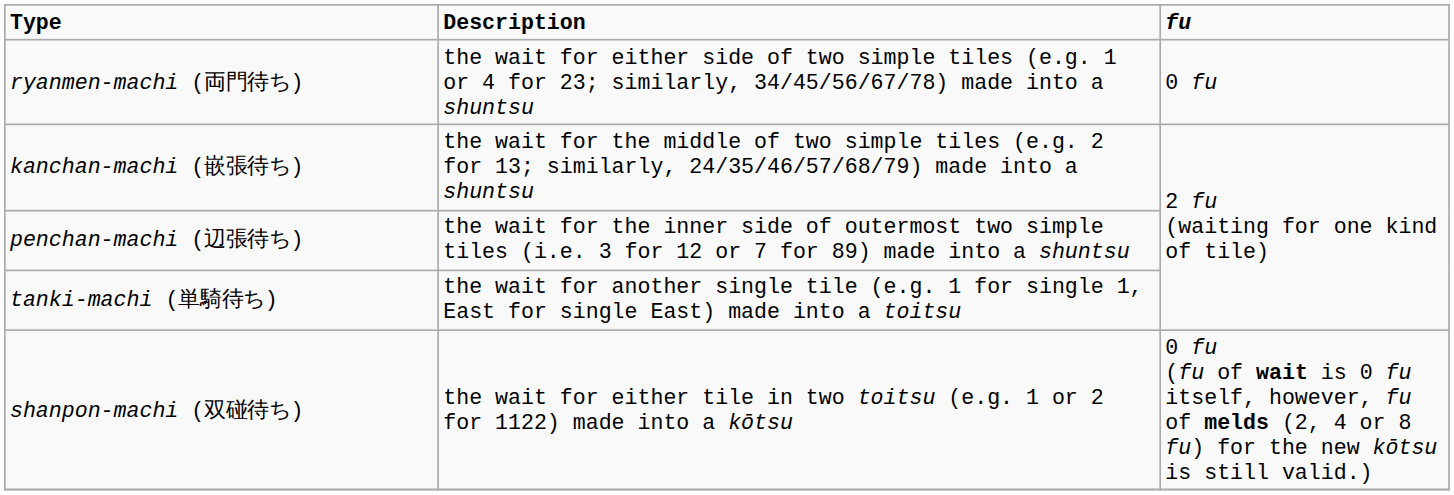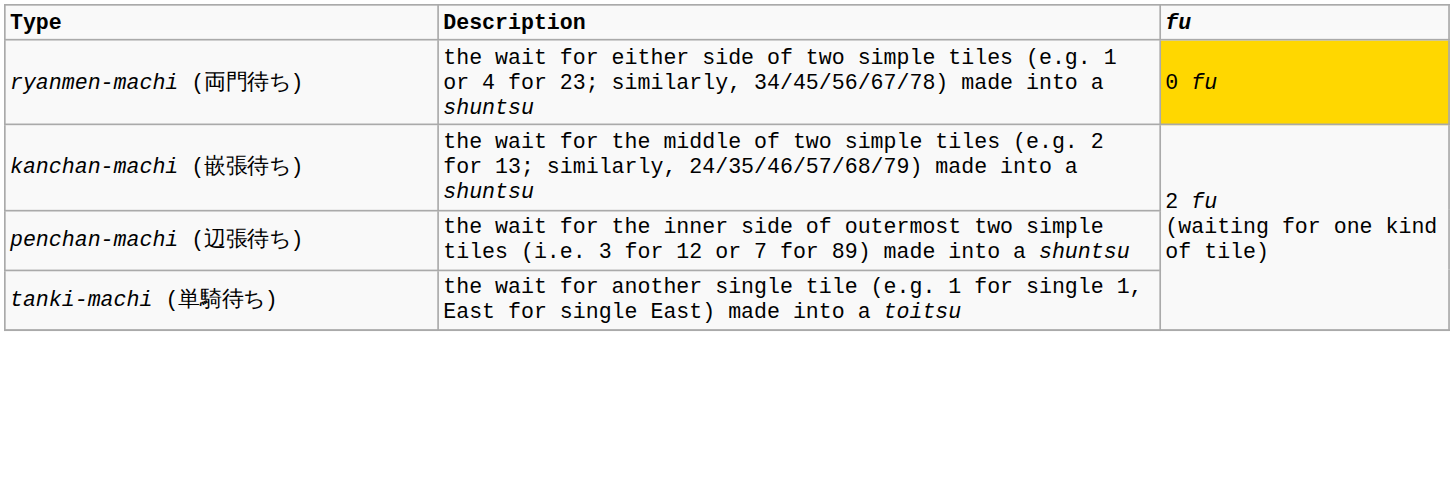(1191, 82) no background -> (1191, 82) gold background
- row: (157, 411)
